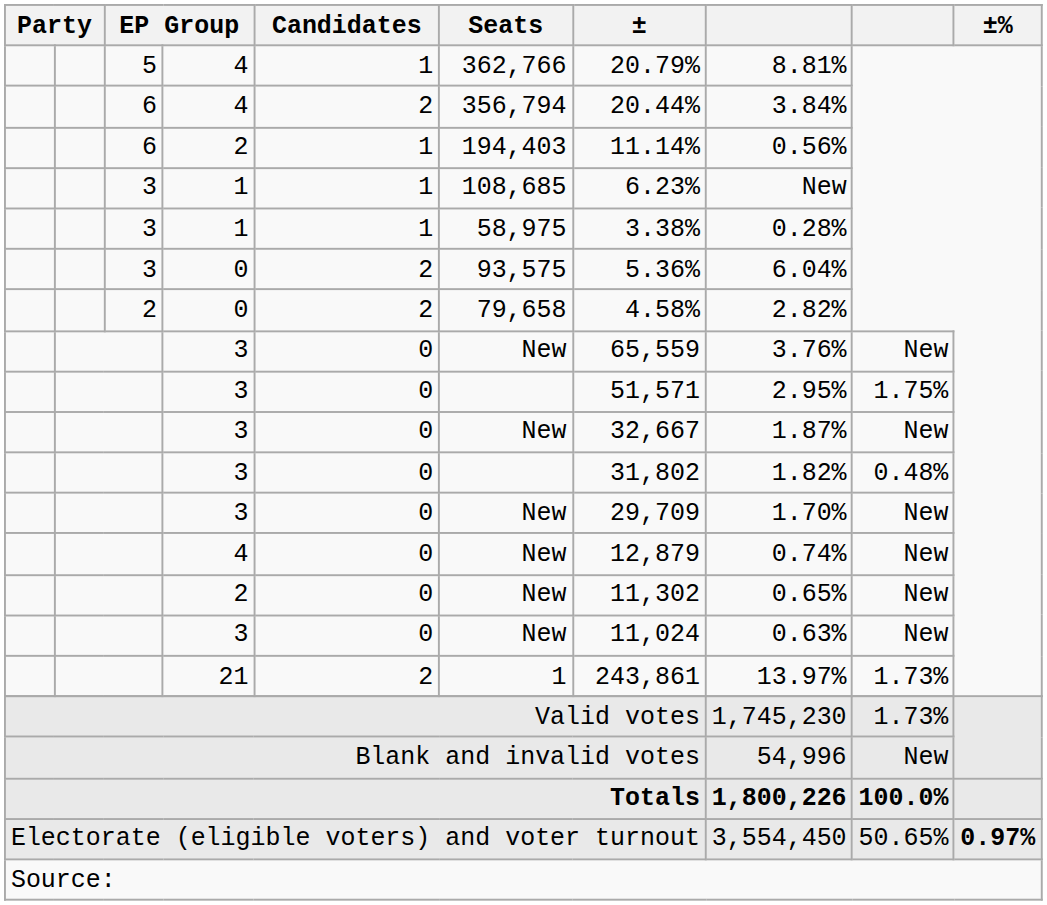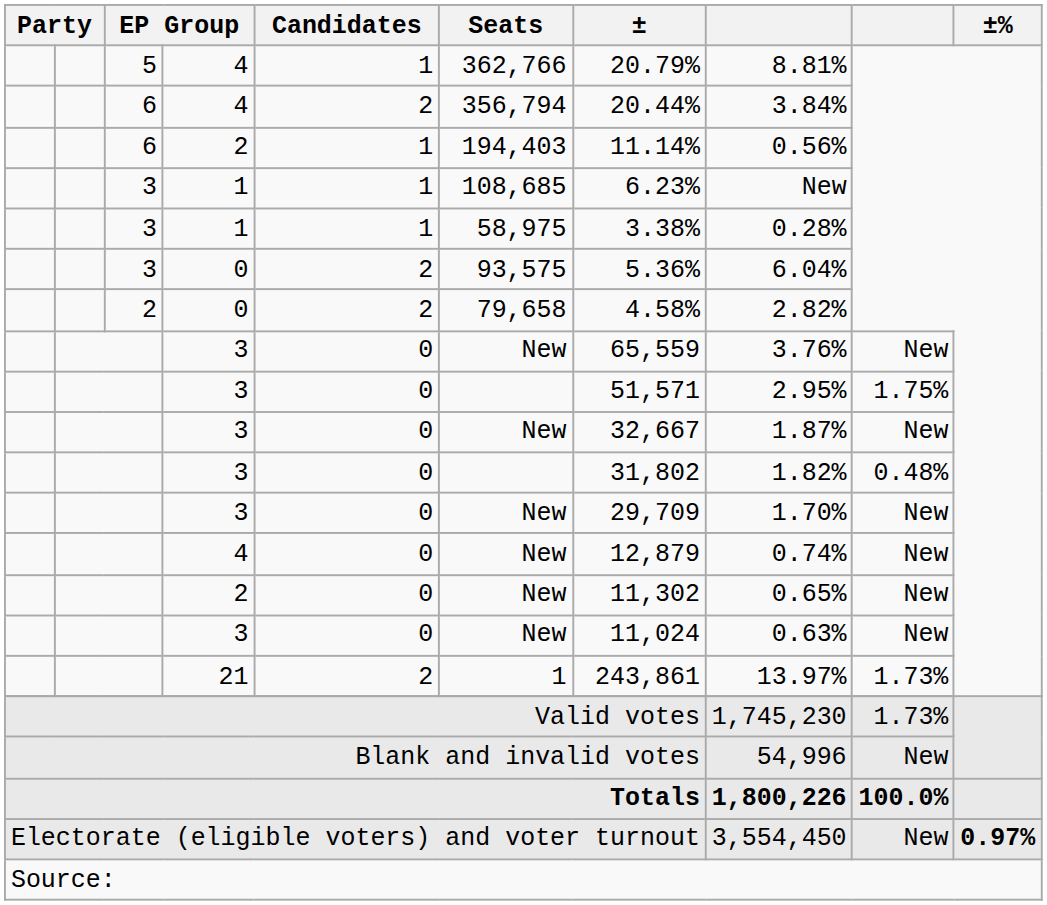(903, 839) 50.65% -> (926, 839) New
